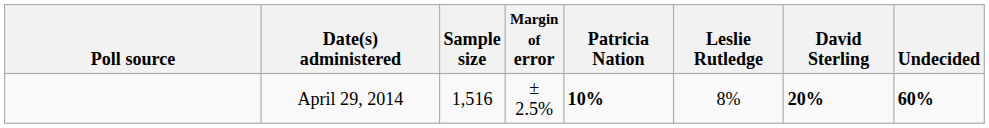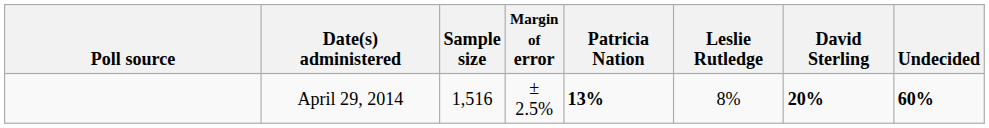(586, 98) 10% -> (586, 98) 13%
